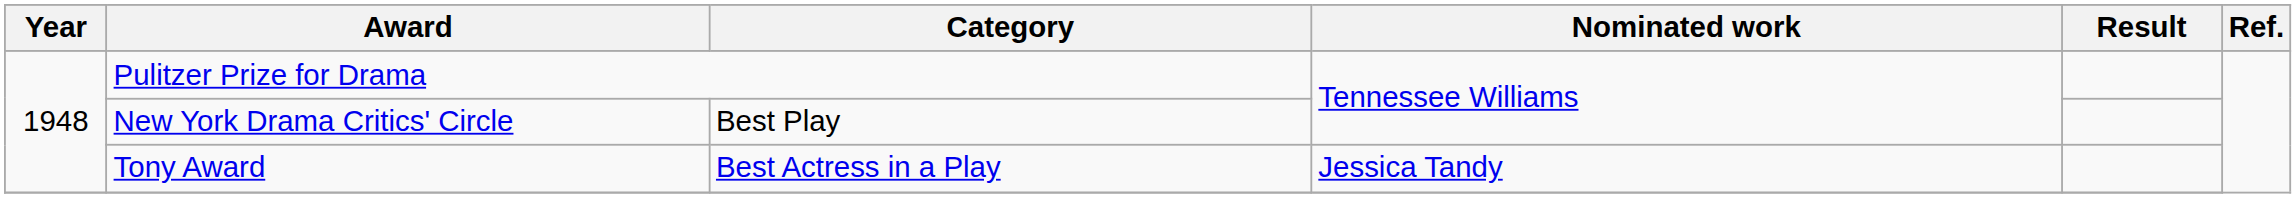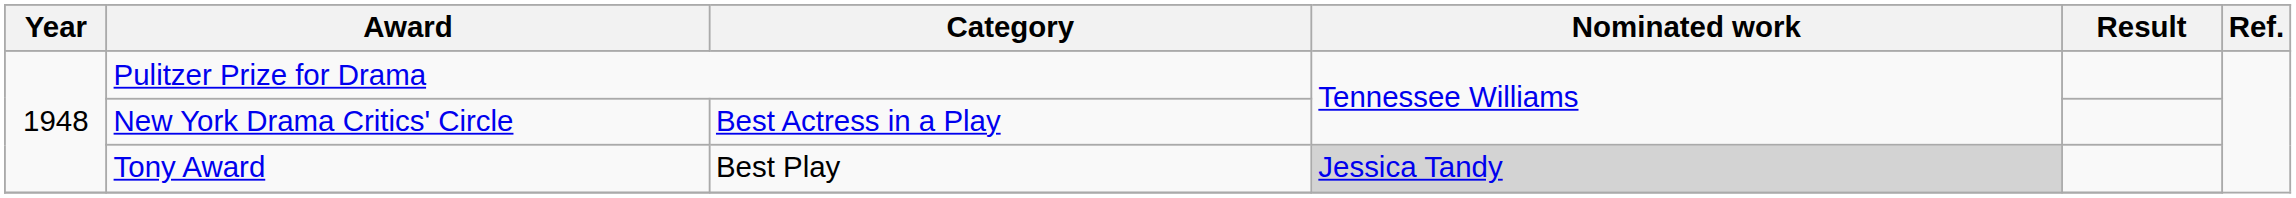(778, 121) Best Play -> (858, 121) Best Actress in a Play
(858, 167) Best Actress in a Play -> (778, 167) Best Play
(1411, 167) no background -> (1411, 167) lightgrey background
